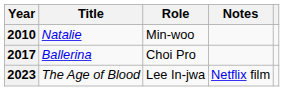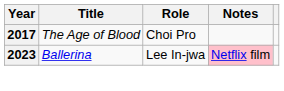- row: (22, 34)
(67, 55) Ballerina -> (91, 34) The Age of Blood
(91, 75) The Age of Blood -> (67, 55) Ballerina
(241, 75) no background -> (241, 55) pink background
